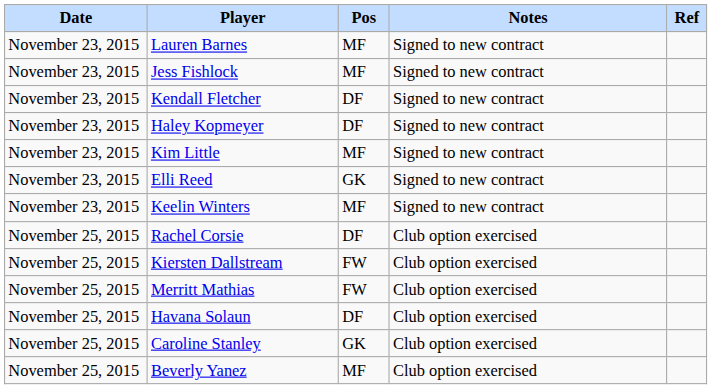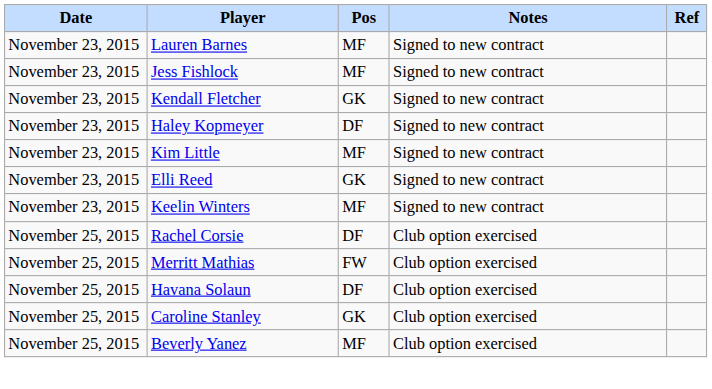(353, 99) DF -> (354, 99) GK
- row: (217, 261)
